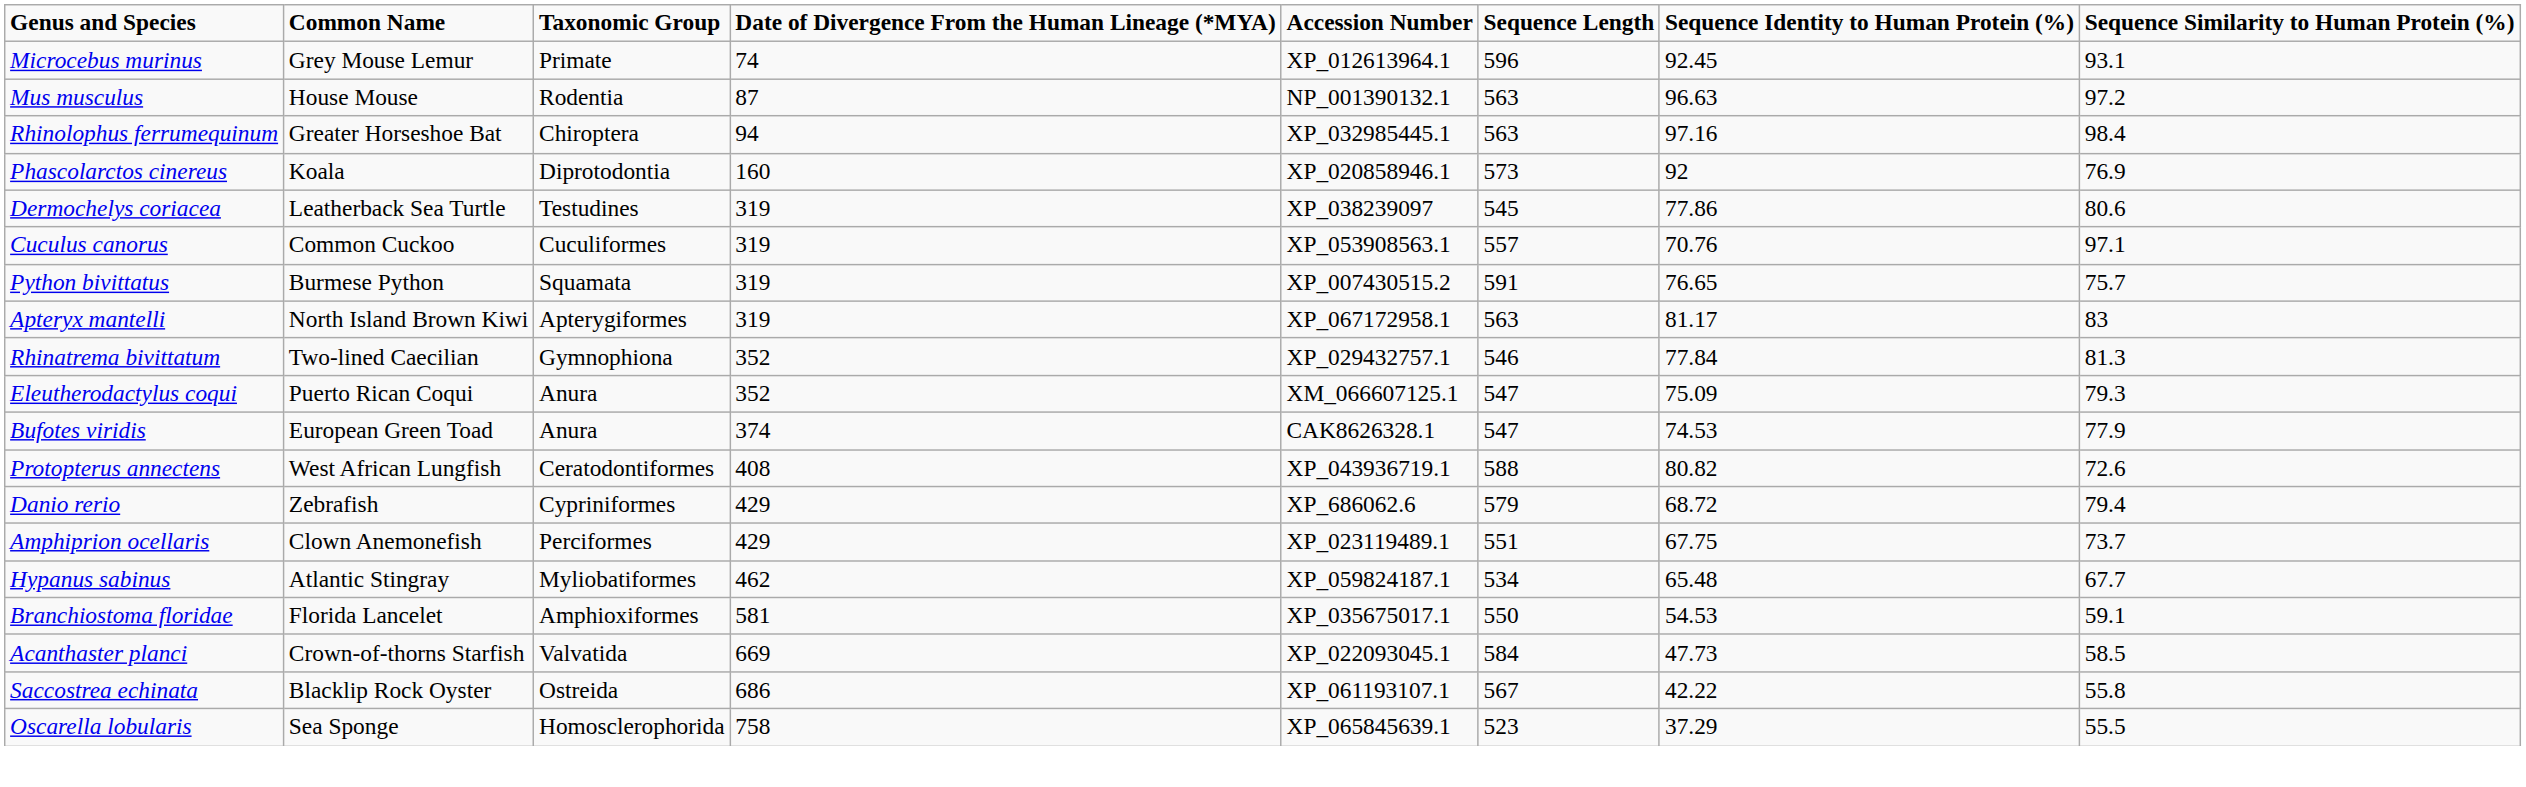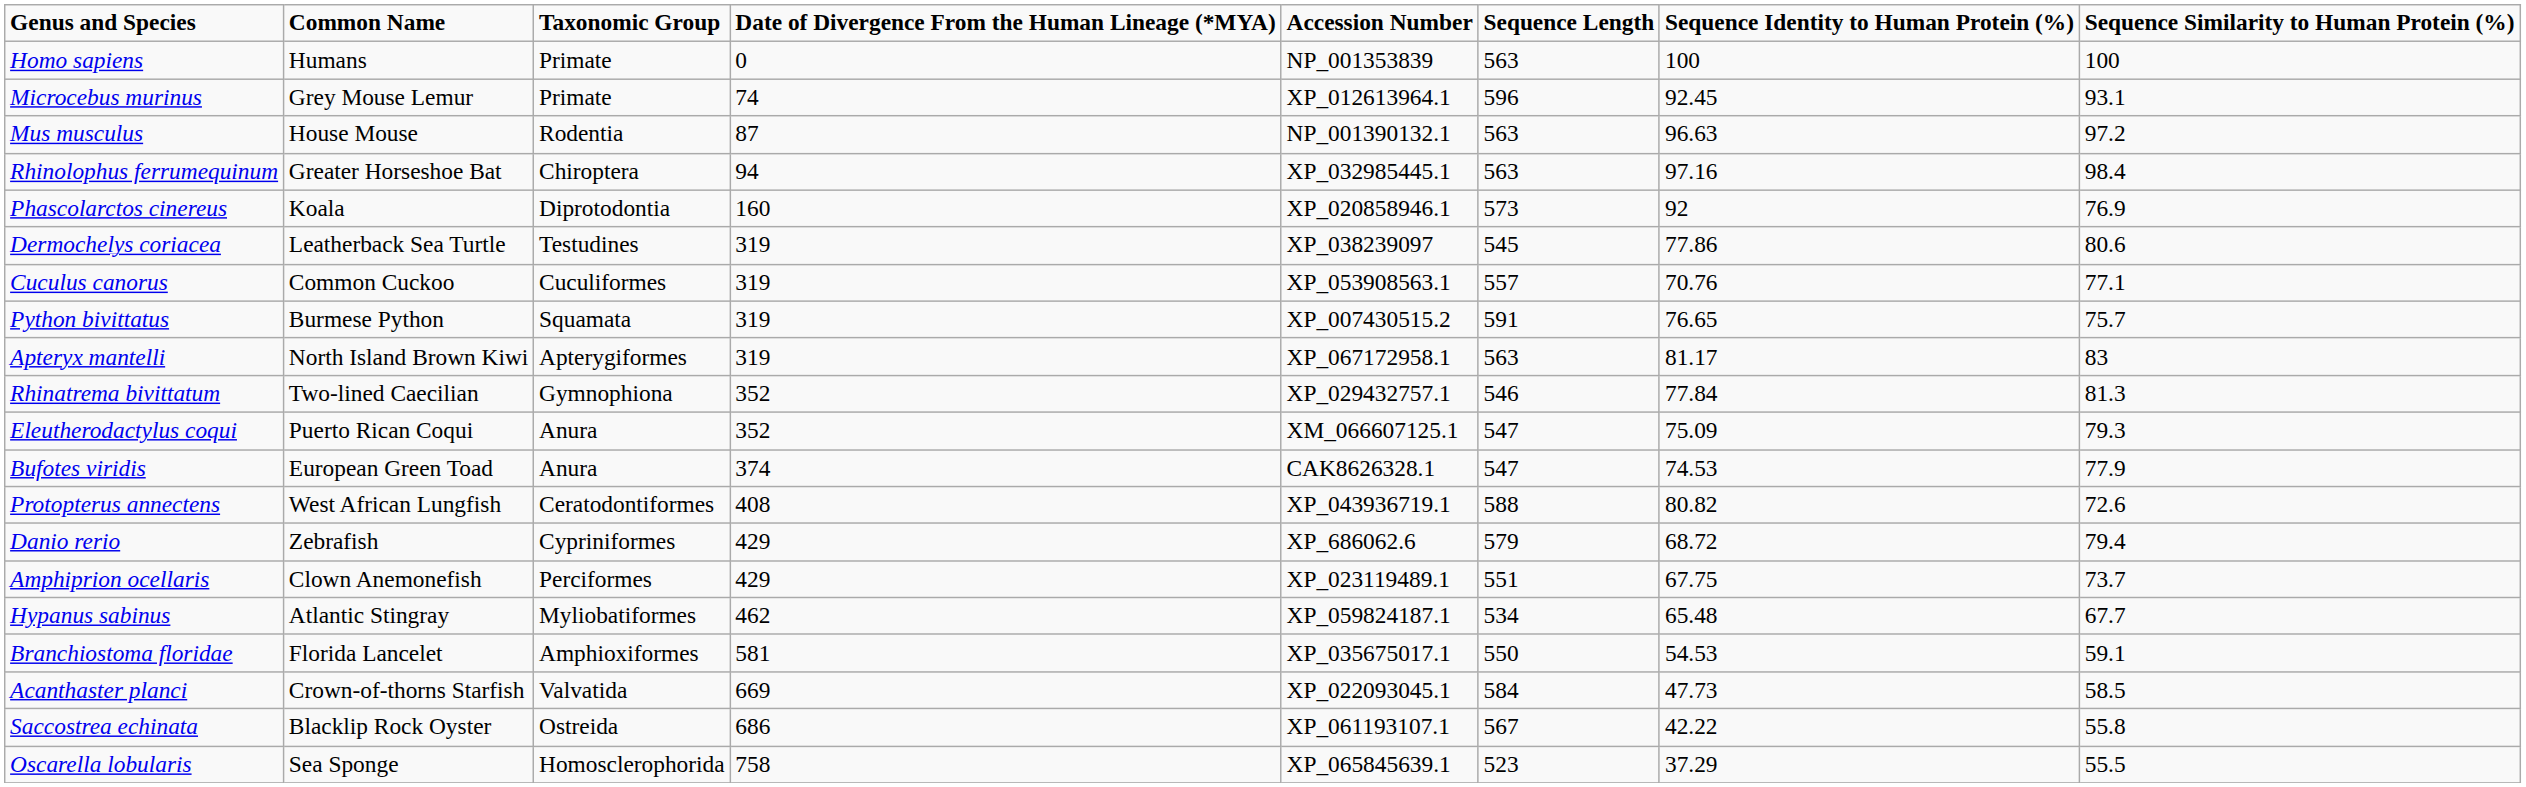+ row: (77, 60)
(2105, 245) 97.1 -> (2105, 282) 77.1
